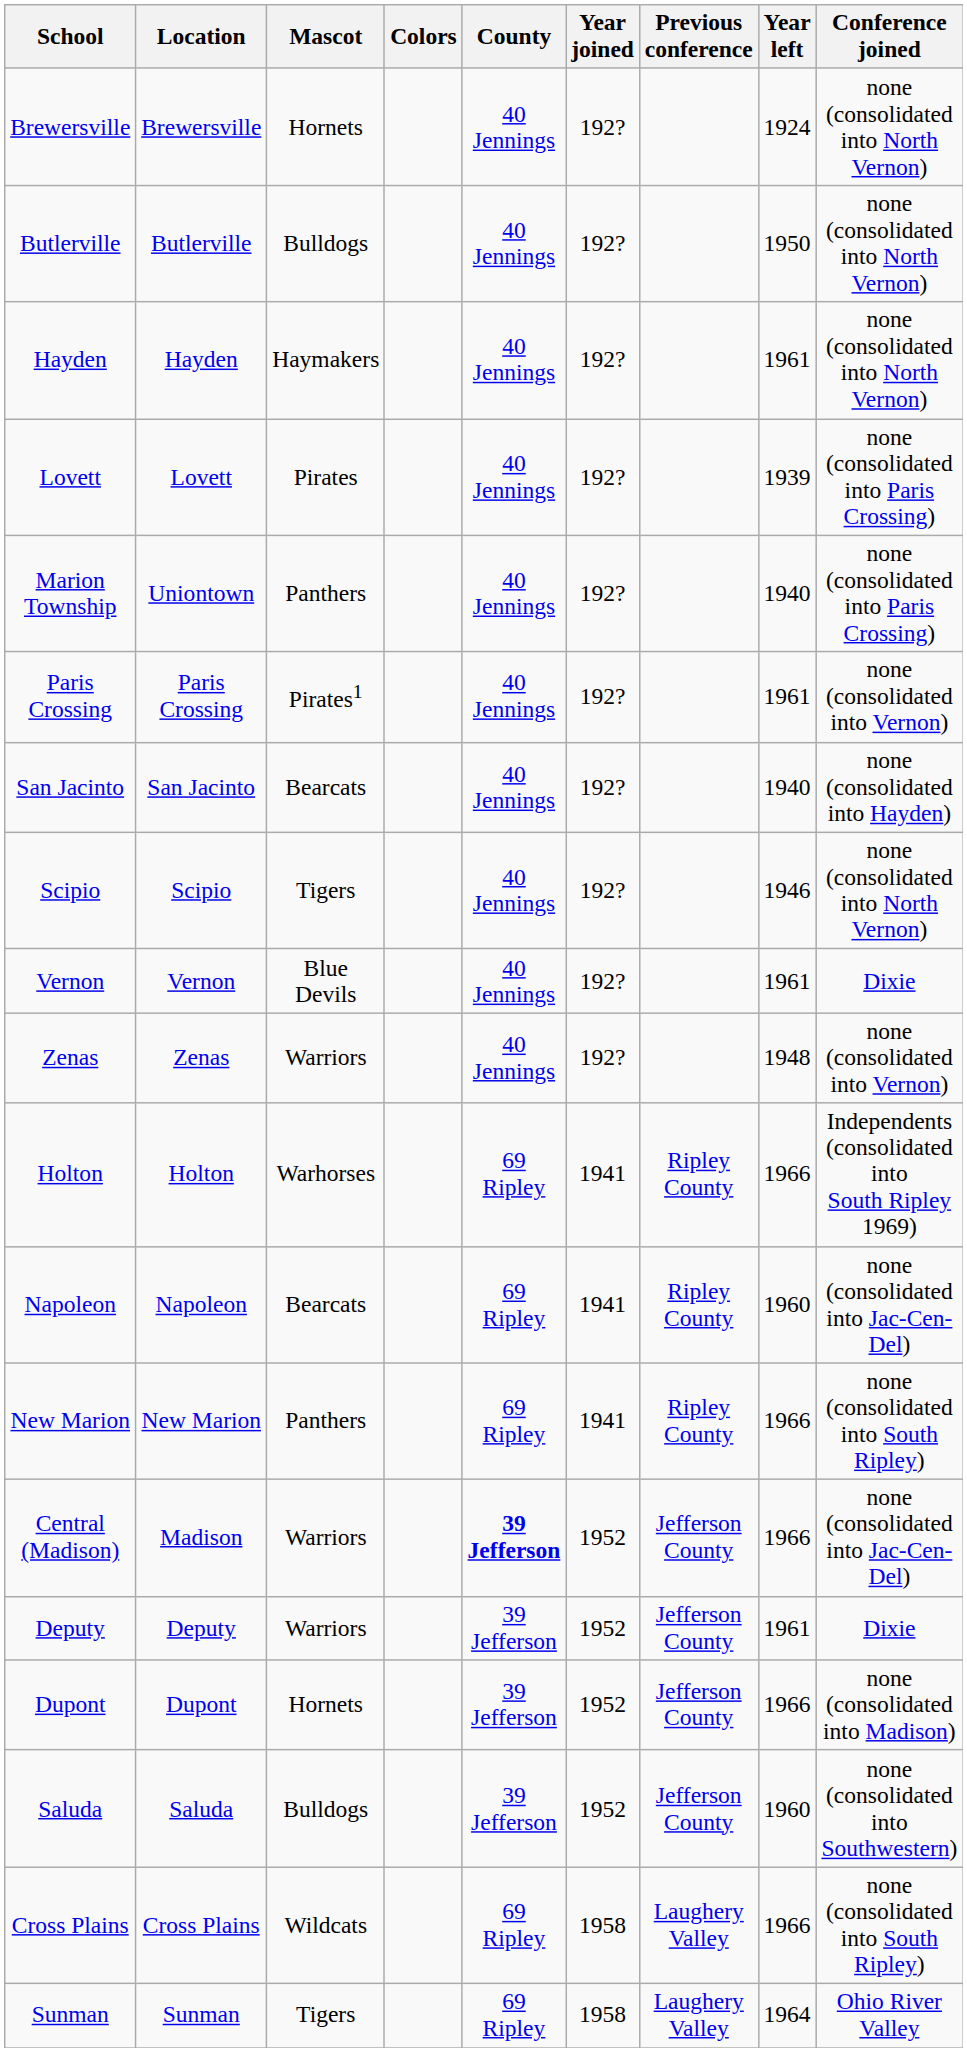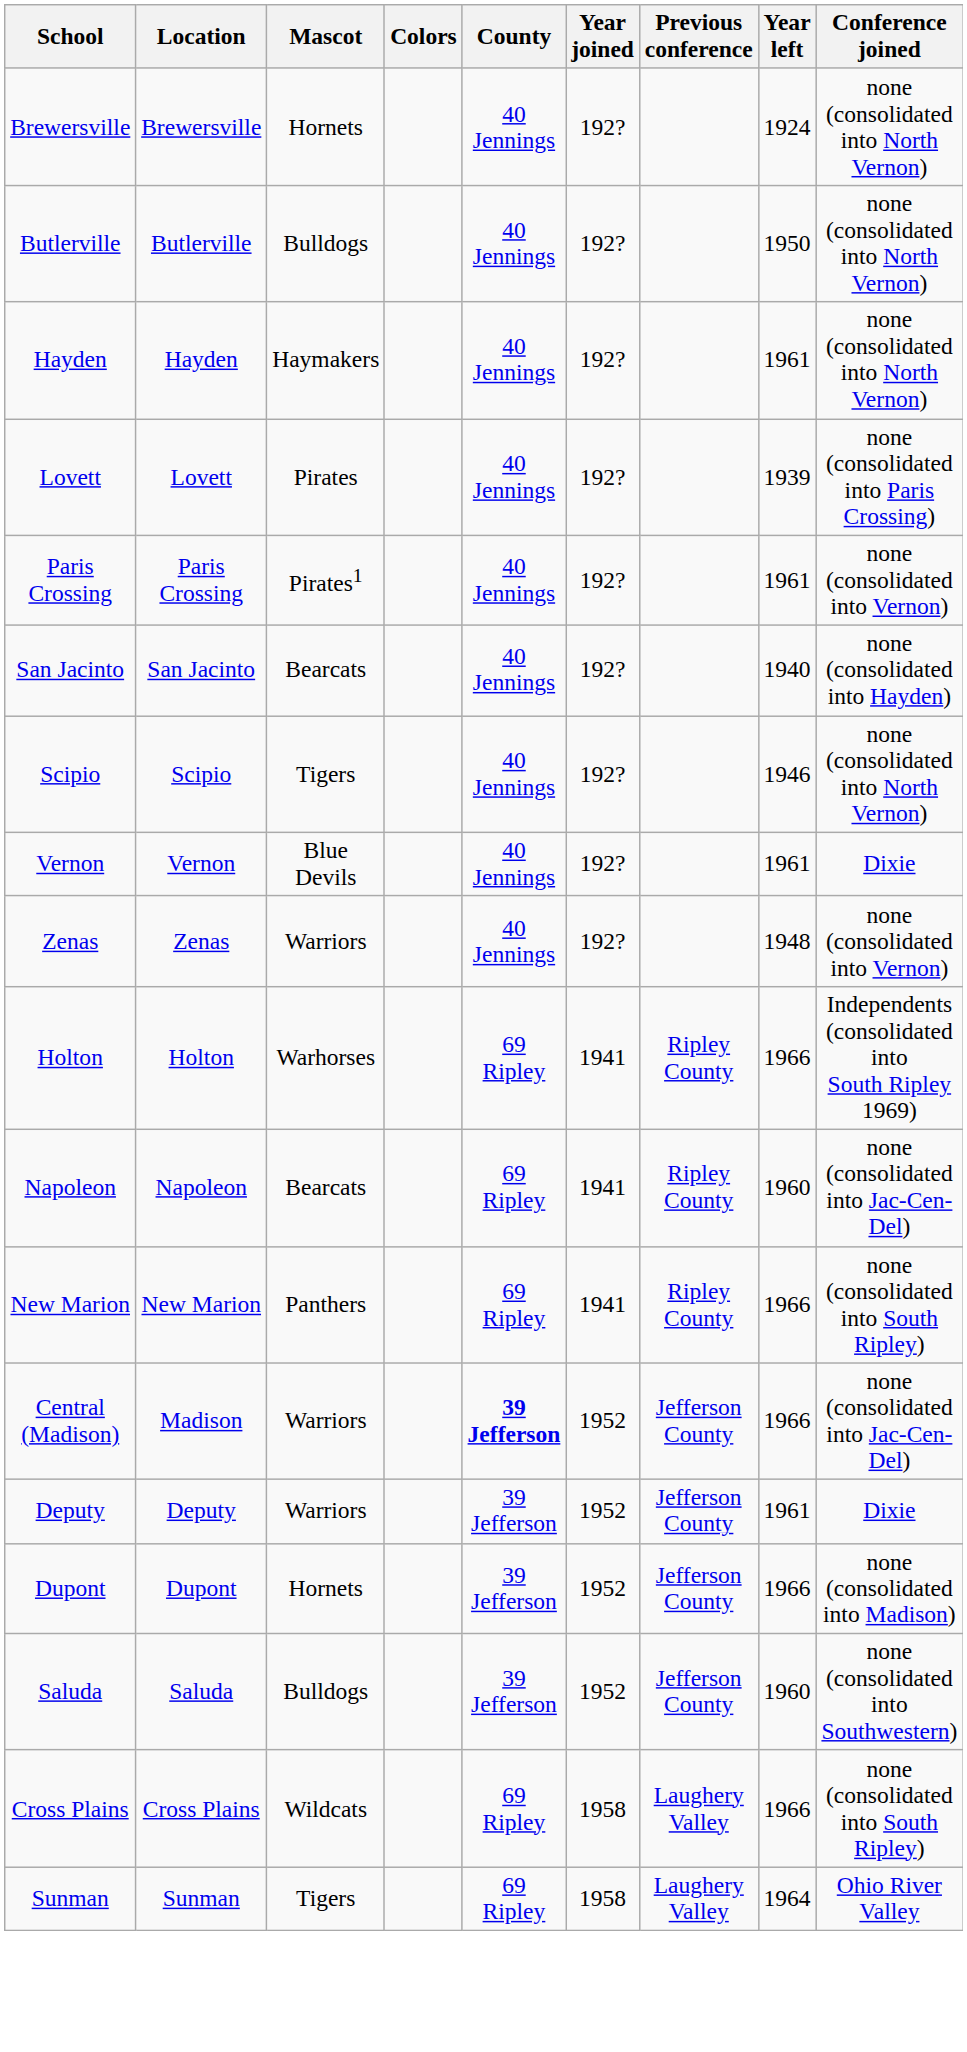- row: (70, 593)
